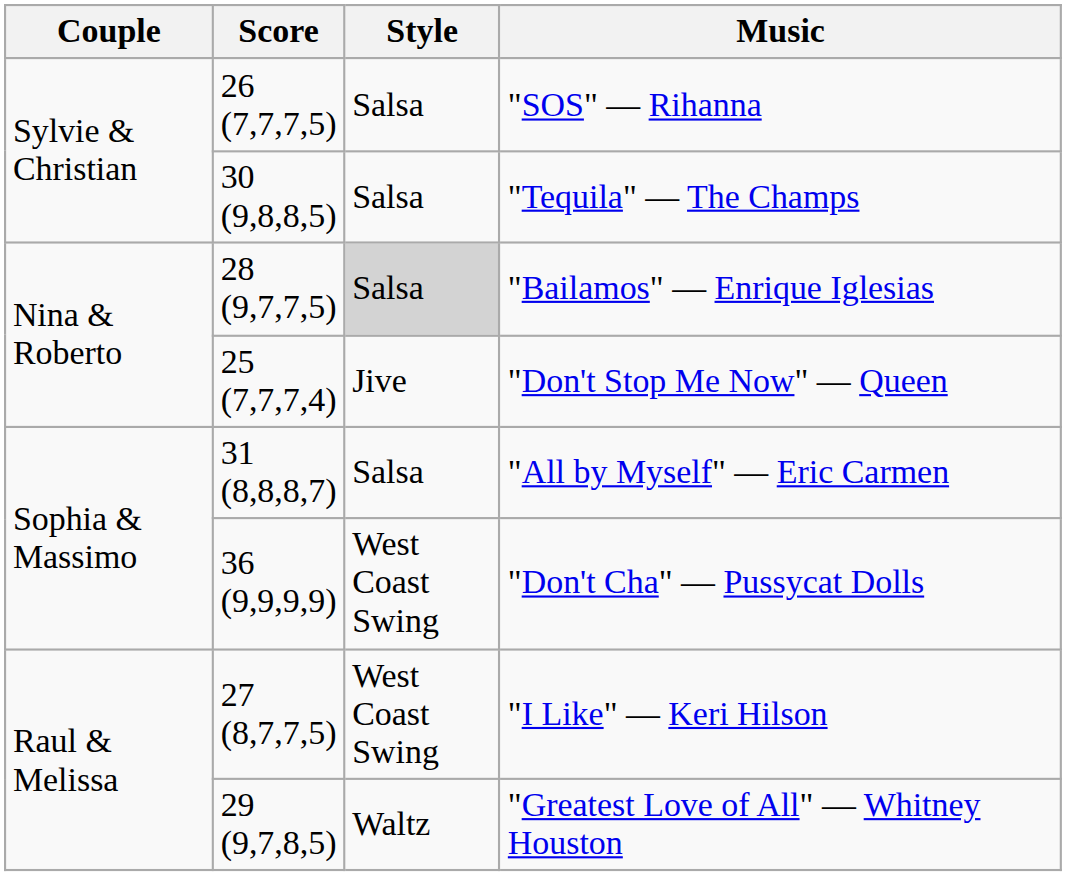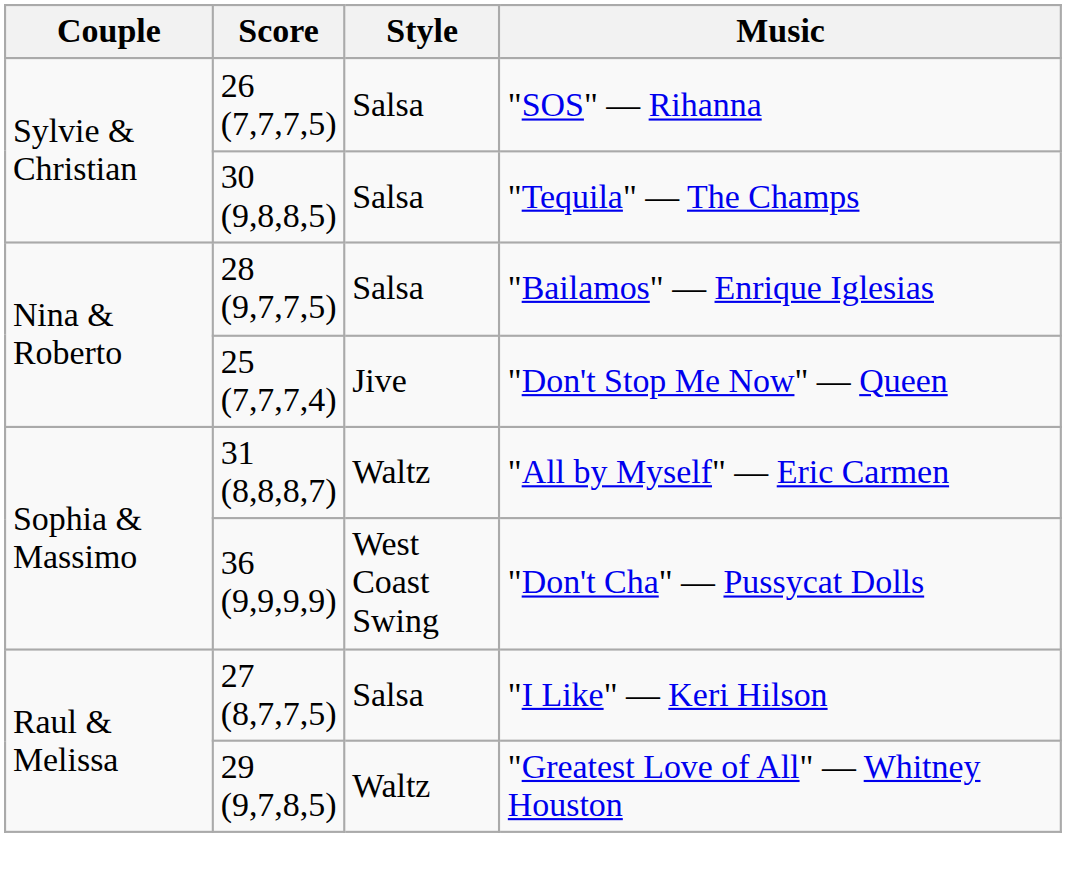(388, 288) lightgrey background -> (388, 288) no background
(388, 472) Salsa -> (391, 472) Waltz
(396, 713) West Coast Swing -> (388, 694) Salsa
